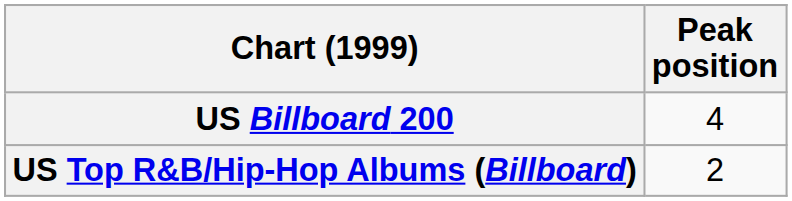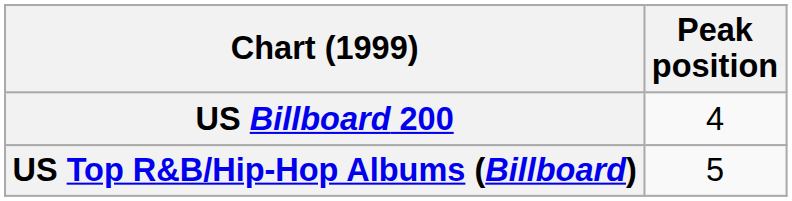(715, 169) 2 -> (715, 169) 5
